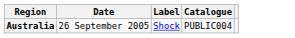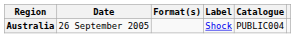+ column: (177, 12)
